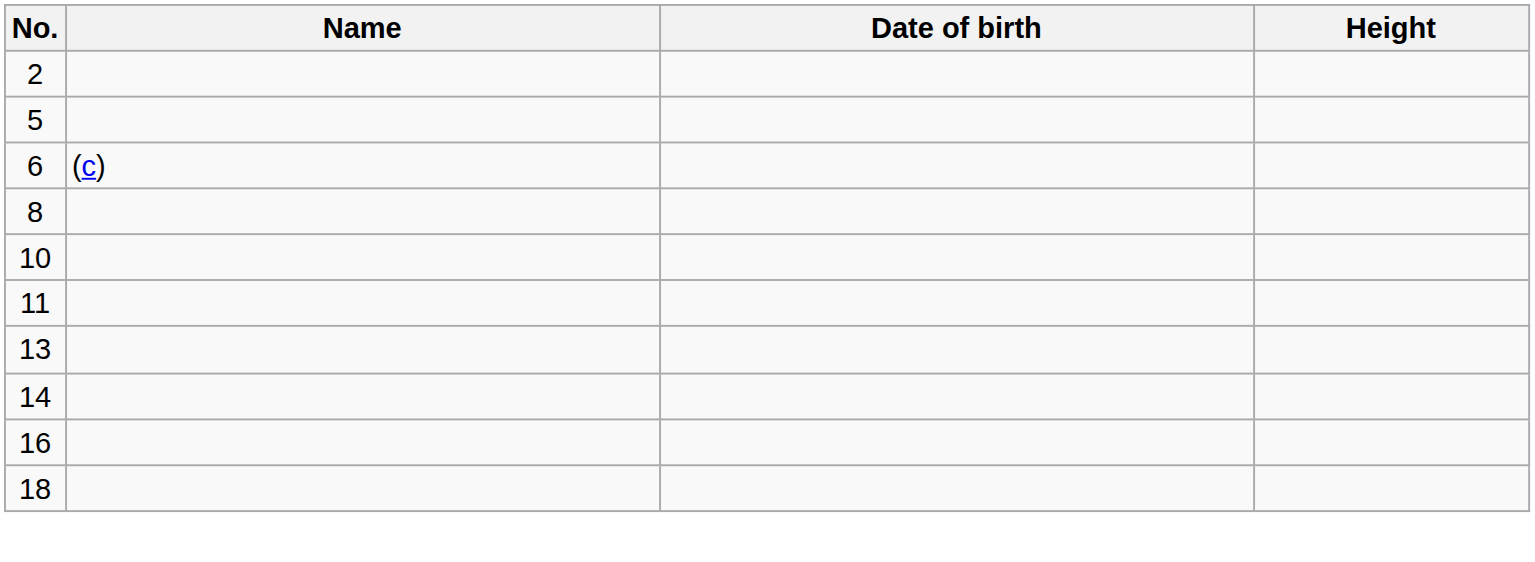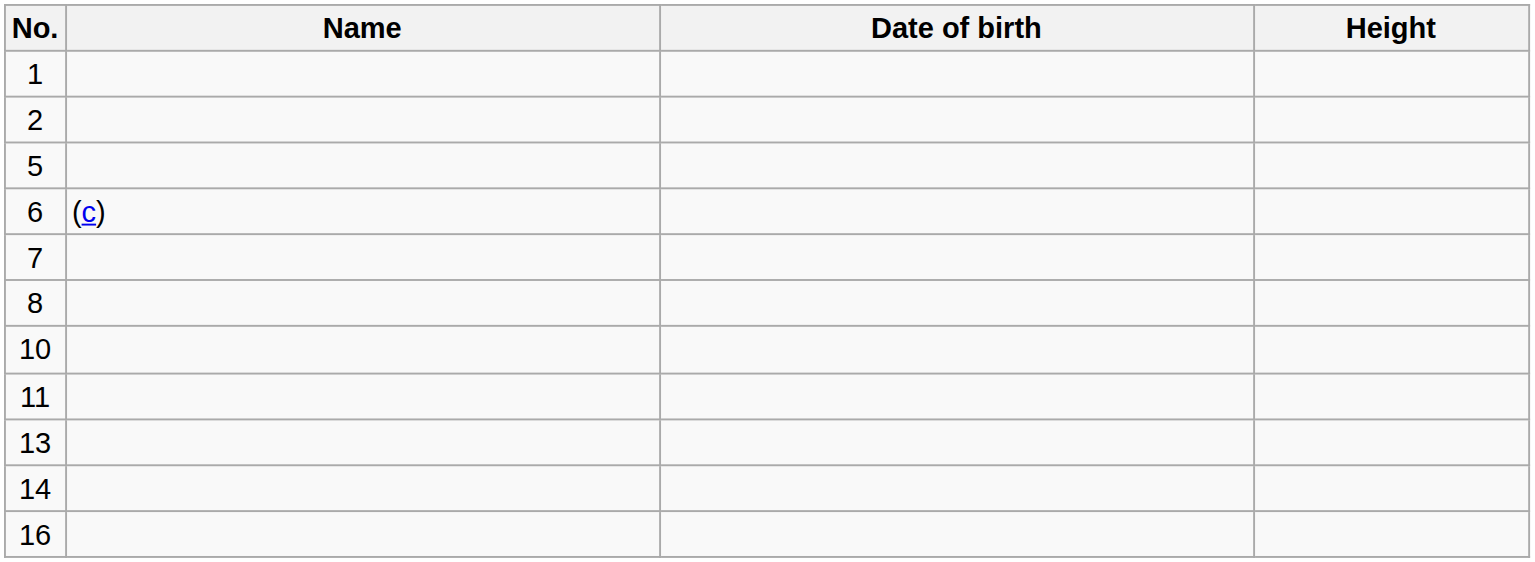+ row: (35, 74)
+ row: (35, 258)
- row: (35, 488)
